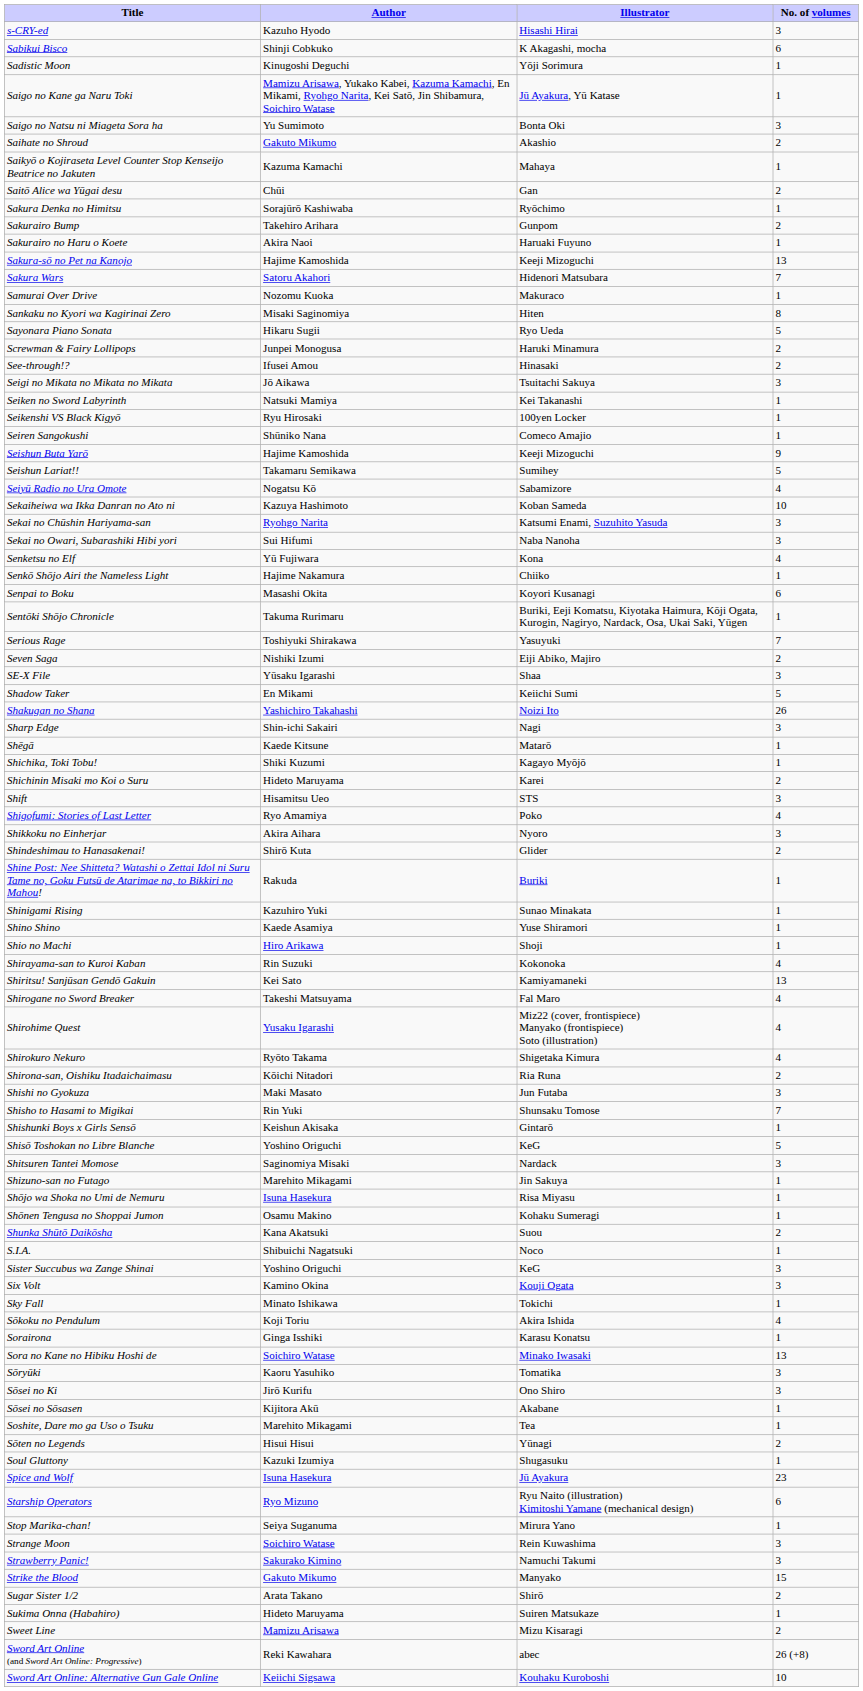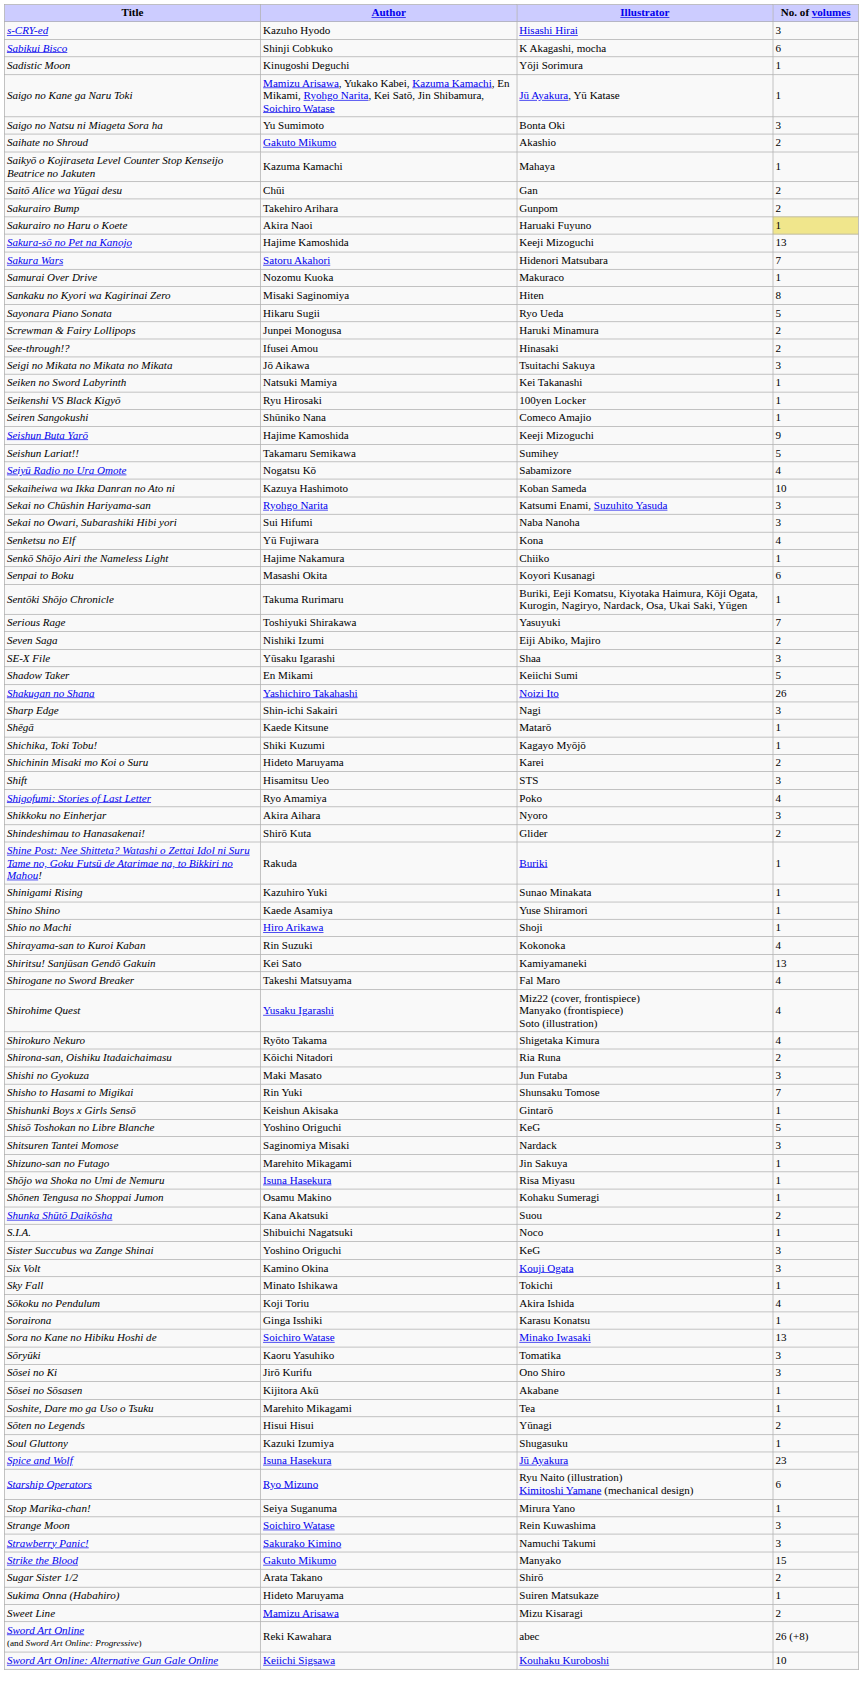- row: (64, 208)
(778, 243) no background -> (778, 225) khaki background
